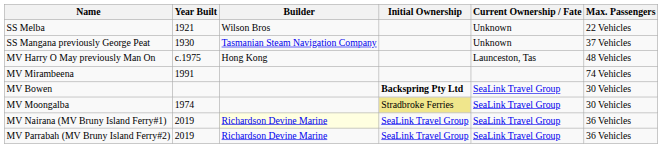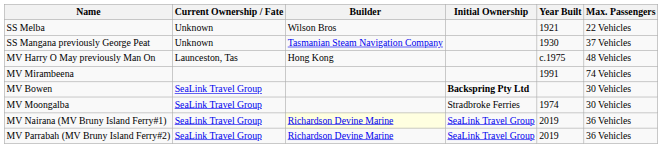columns swapped: (196, 12) <-> (527, 12)
(417, 105) khaki background -> (484, 105) no background
